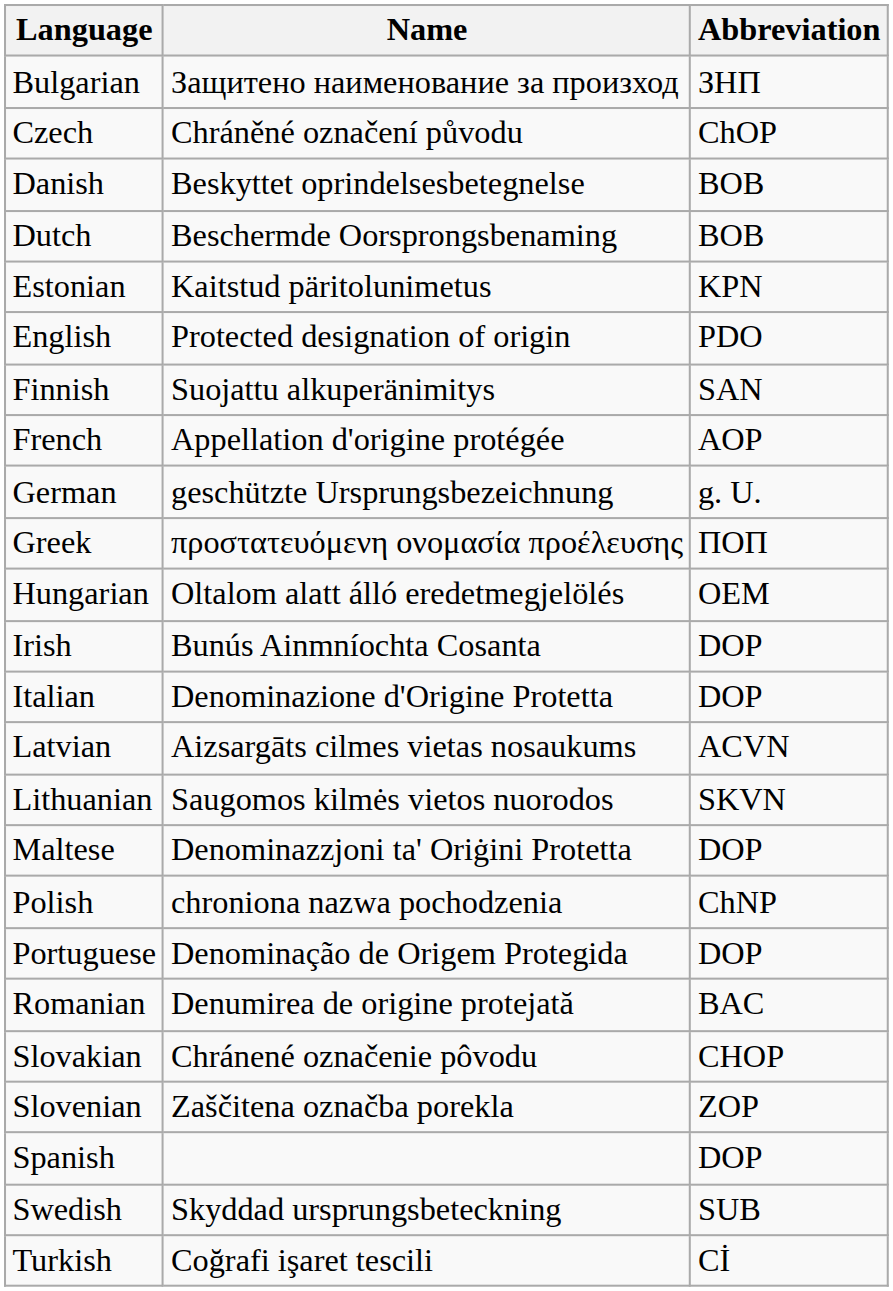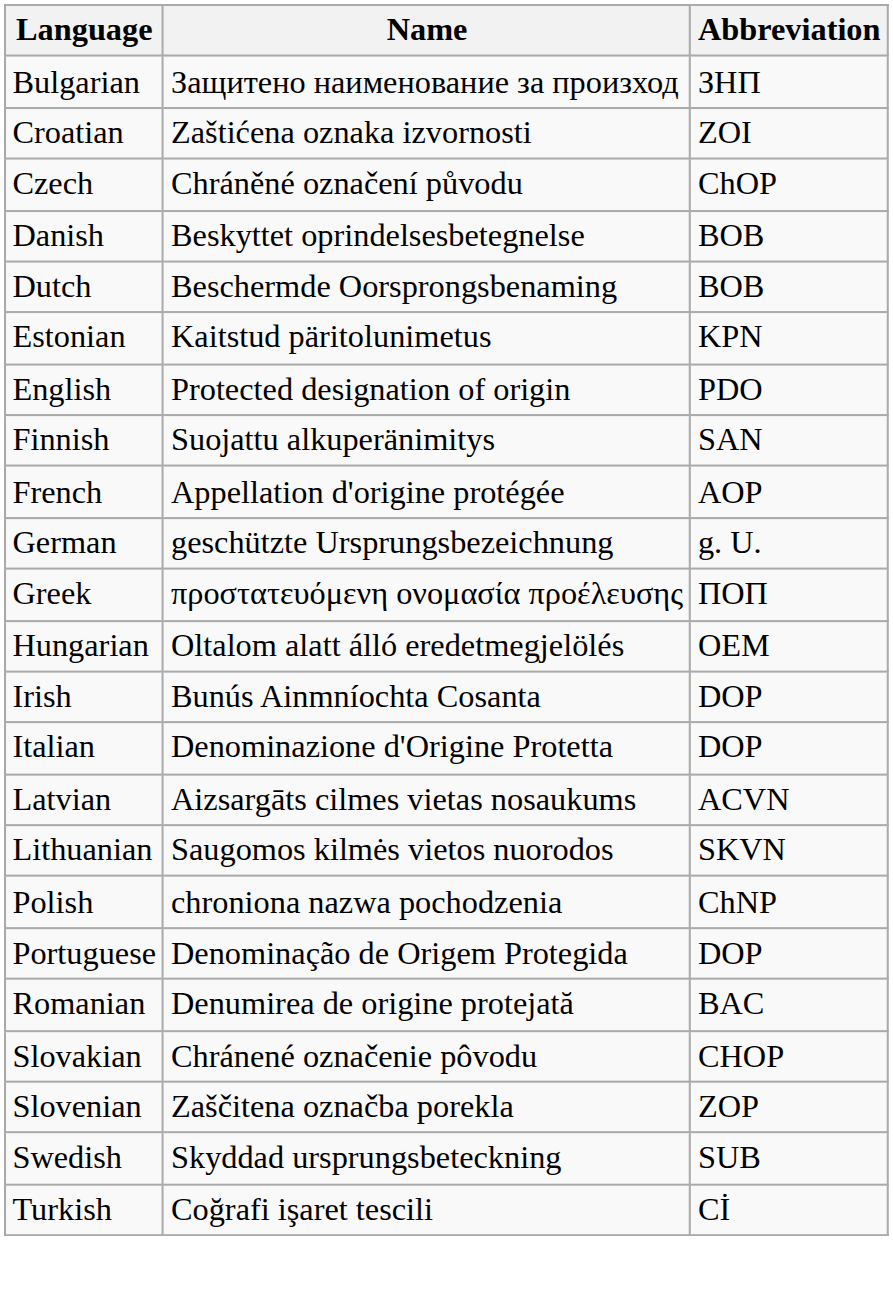+ row: (68, 132)
- row: (64, 850)
- row: (64, 1157)
